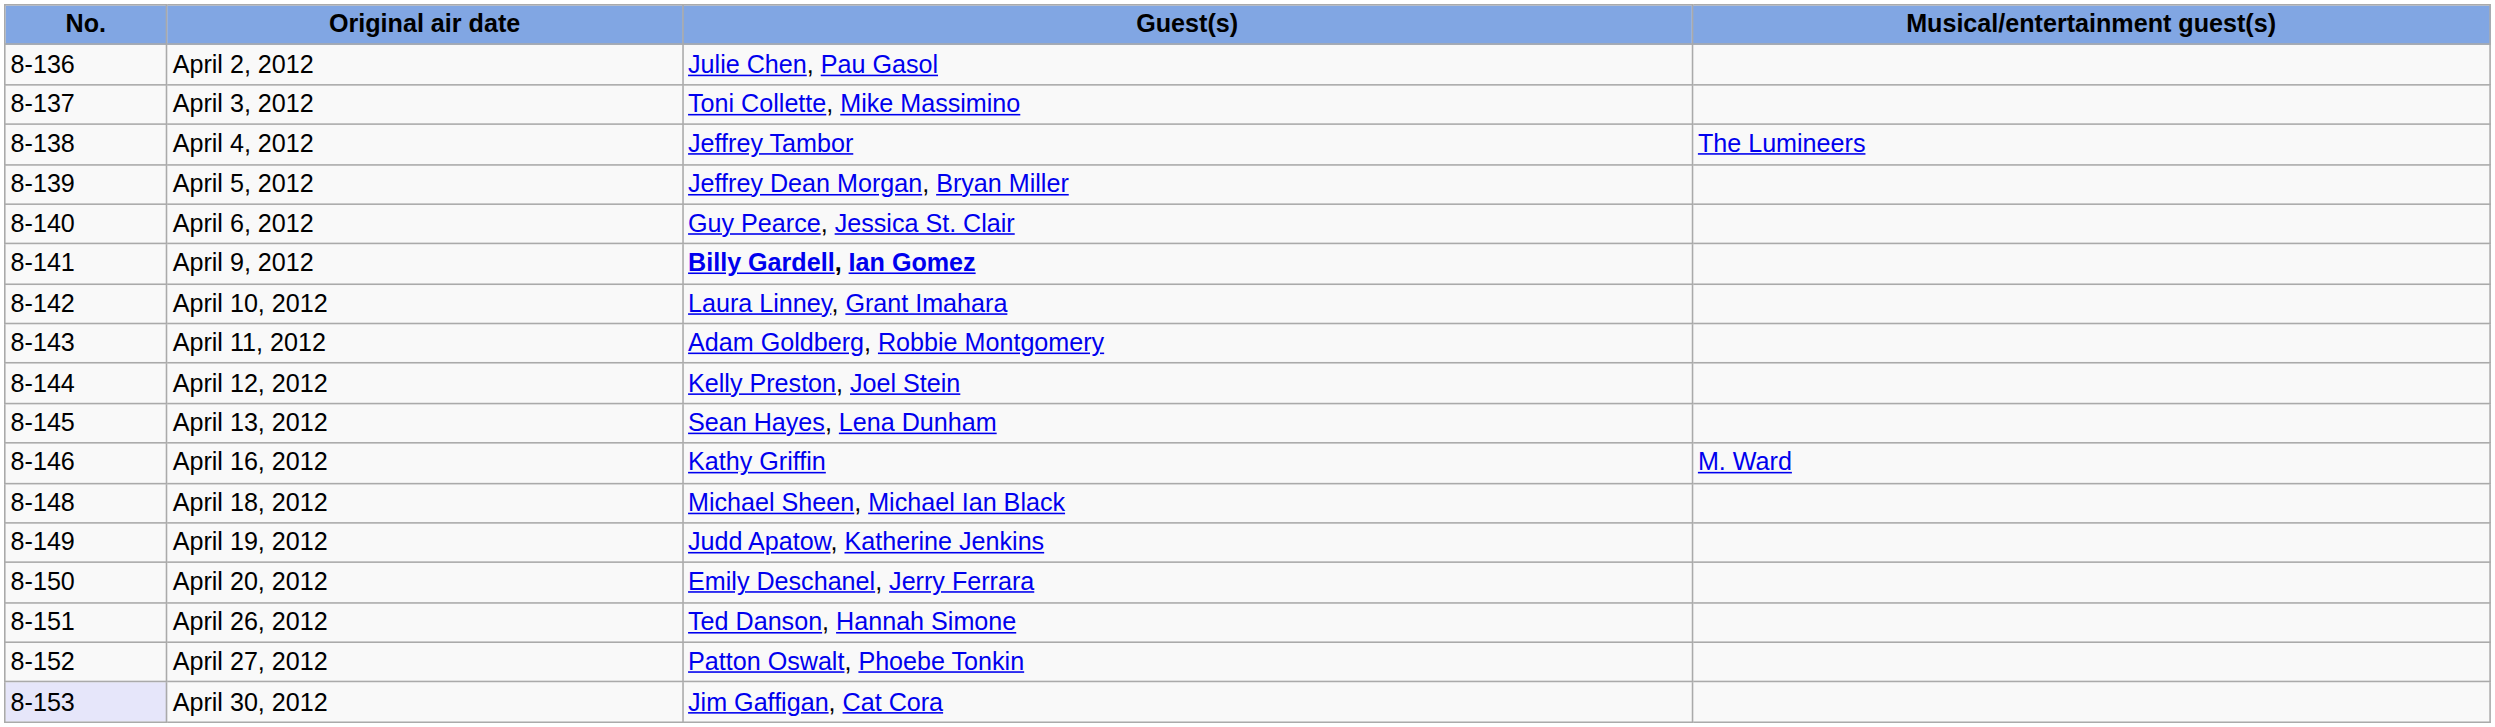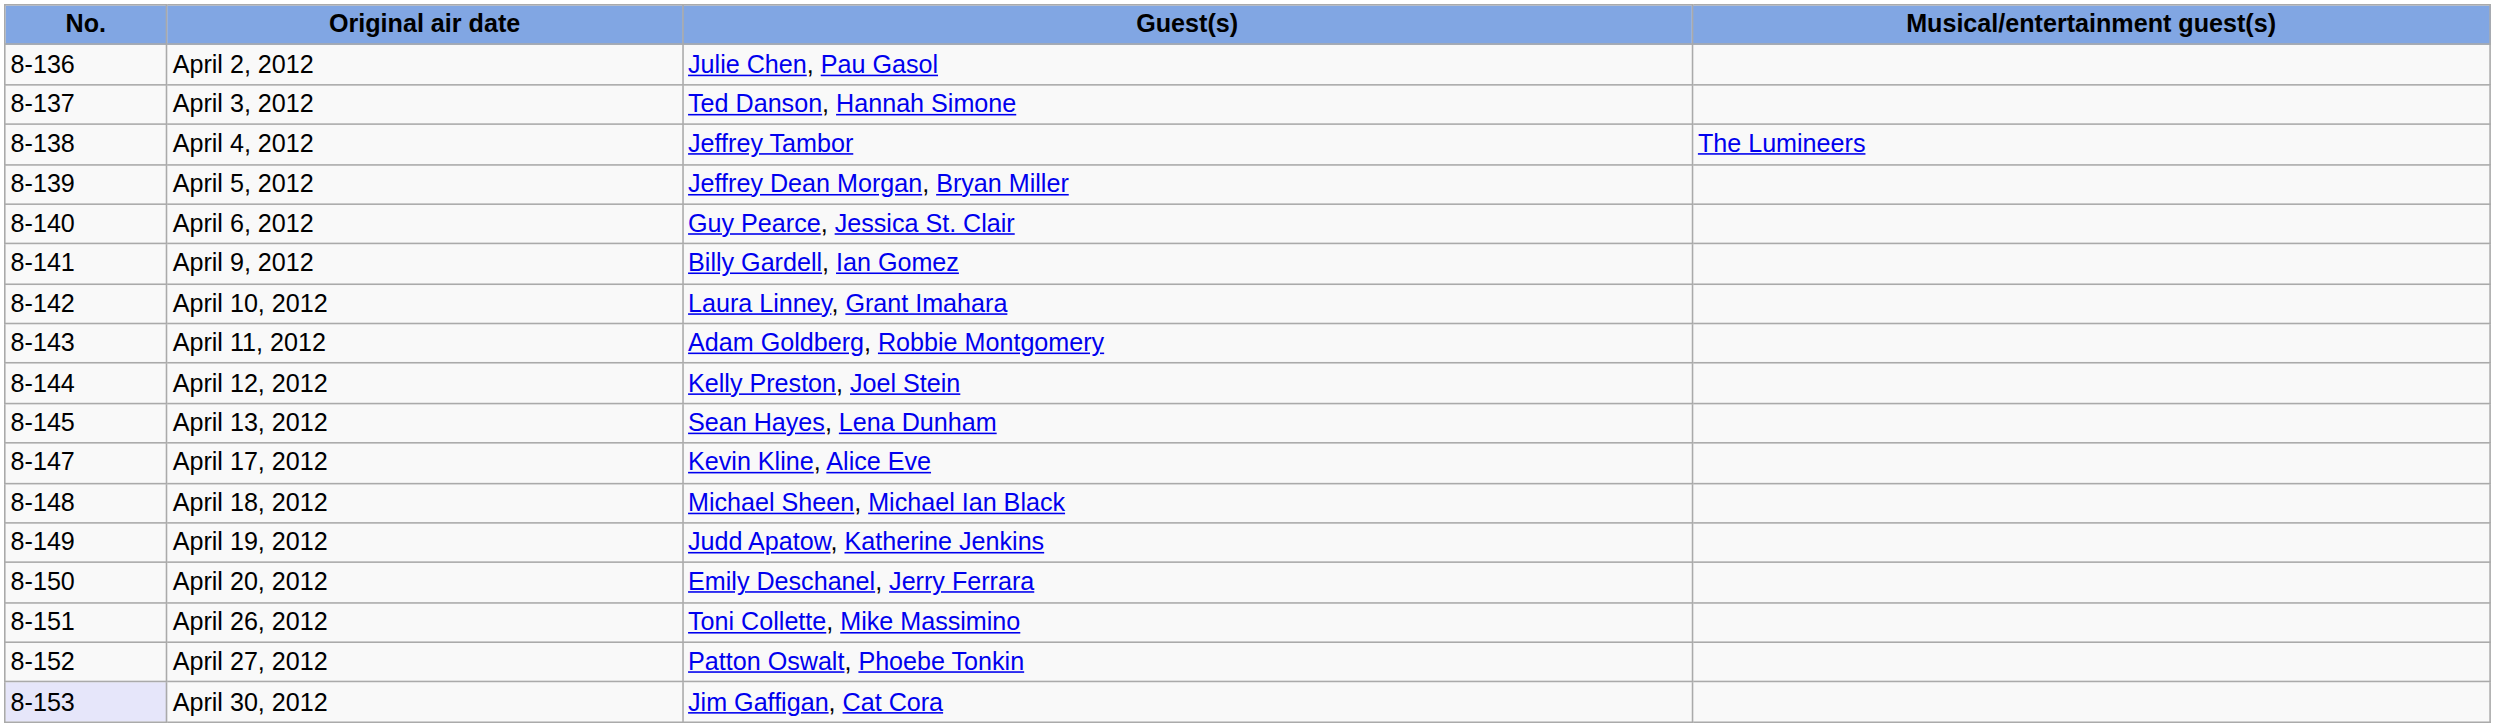(854, 104) Toni Collette, Mike Massimino -> (852, 104) Ted Danson, Hannah Simone
(832, 263) bold -> (823, 263) normal
- row: (250, 462)
+ row: (250, 462)
(852, 622) Ted Danson, Hannah Simone -> (854, 622) Toni Collette, Mike Massimino
